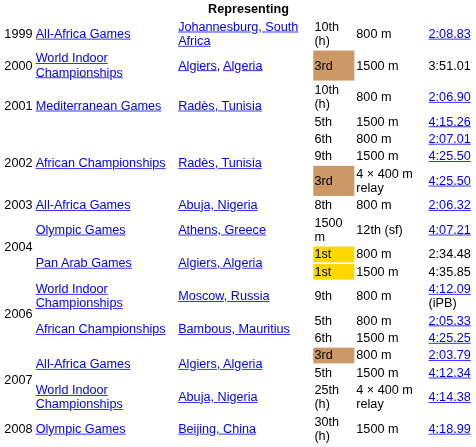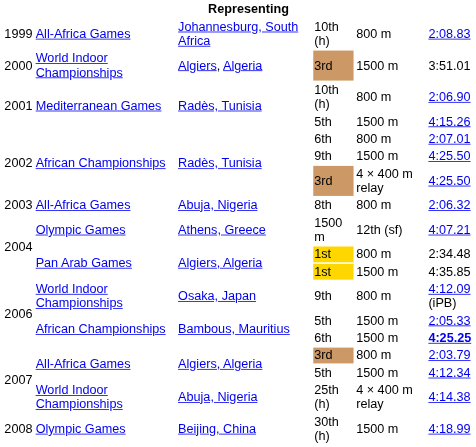(224, 296) Moscow, Russia -> (217, 296) Osaka, Japan
(374, 320) 800 m -> (377, 320) 1500 m
(450, 338) normal -> (450, 338) bold
